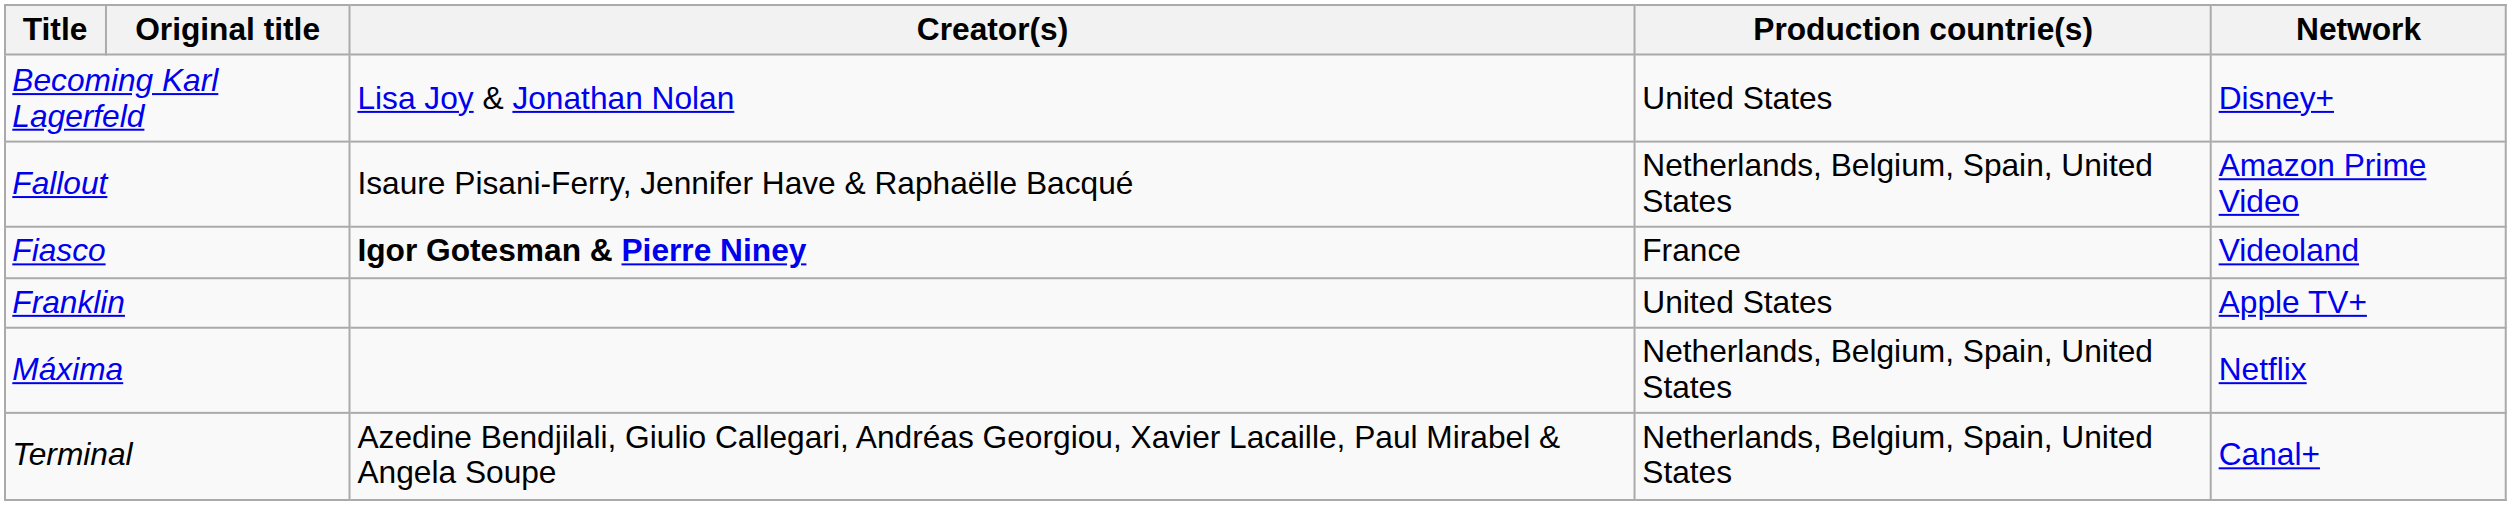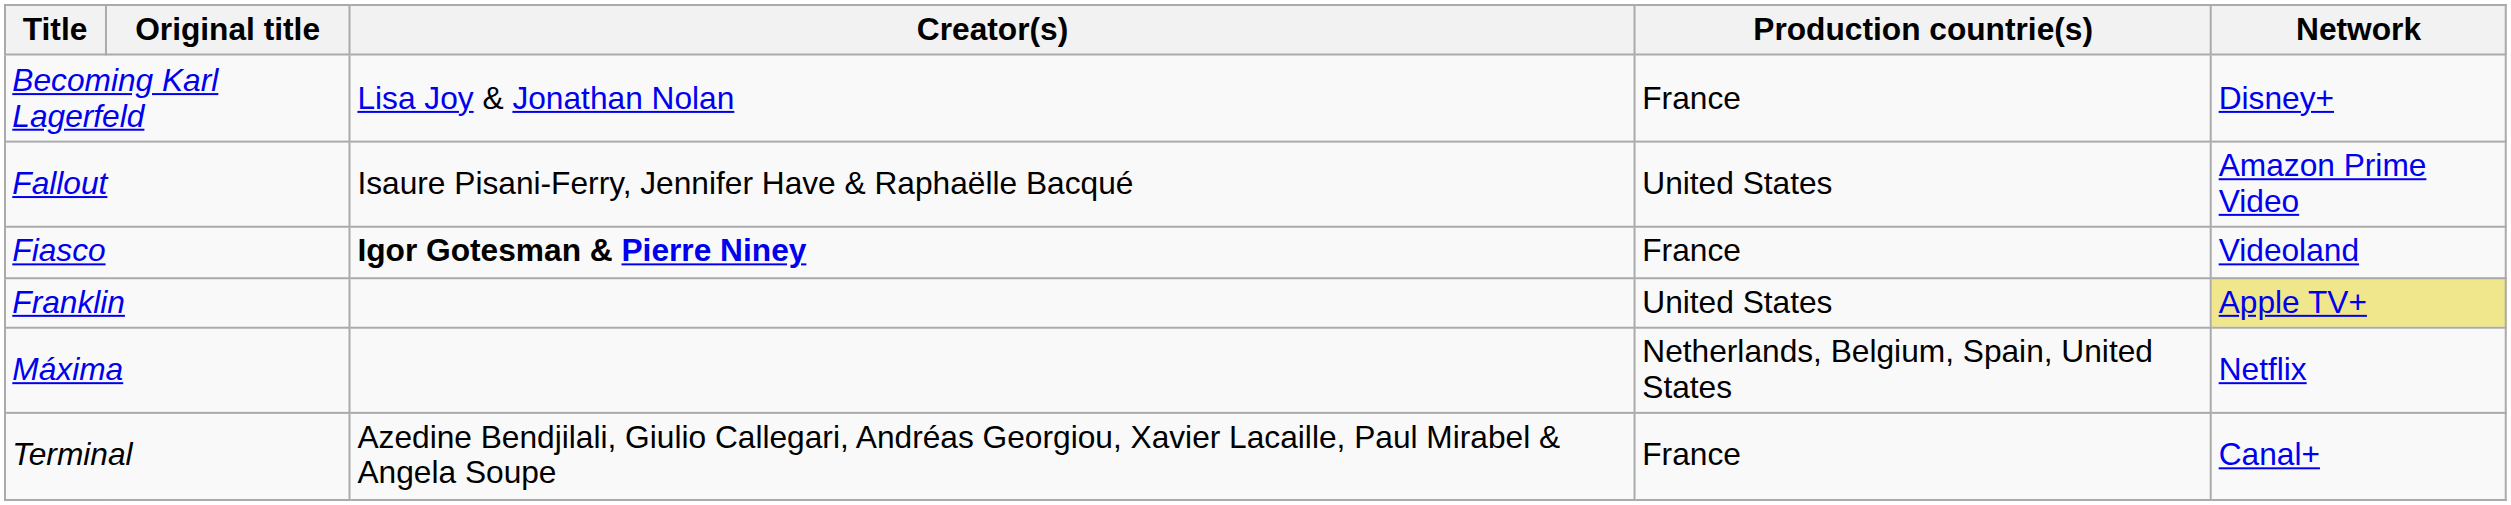(1737, 97) United States -> (1692, 97) France
(1898, 183) Netherlands, Belgium, Spain, United States -> (1737, 183) United States
(2293, 301) no background -> (2293, 301) khaki background
(1898, 455) Netherlands, Belgium, Spain, United States -> (1692, 455) France
